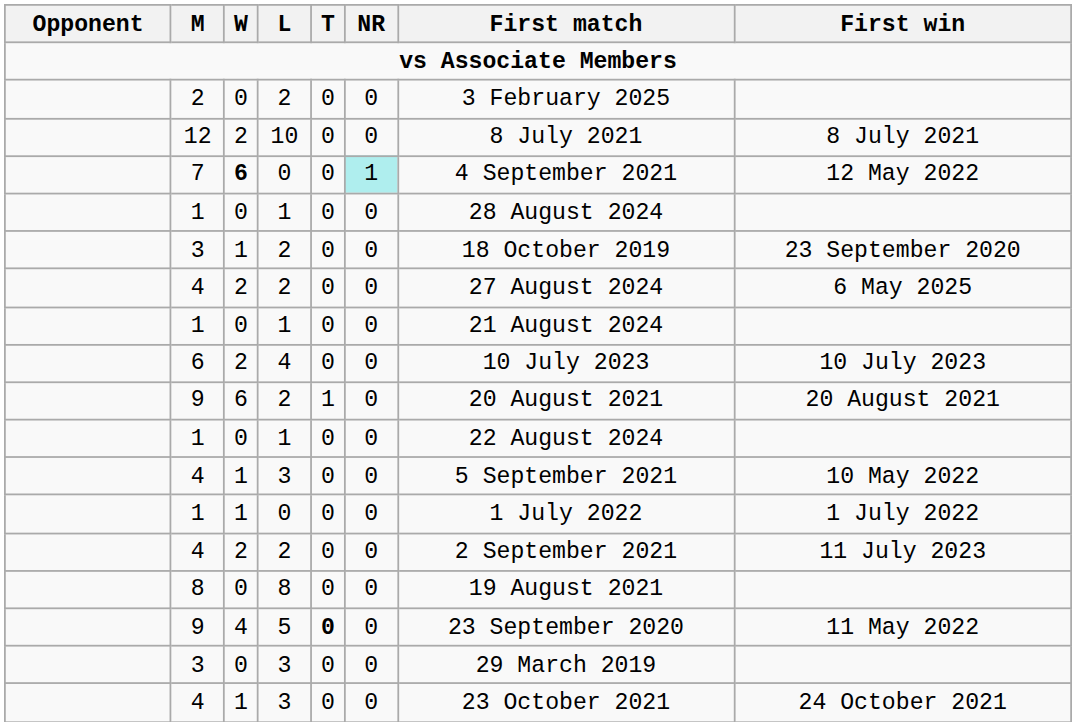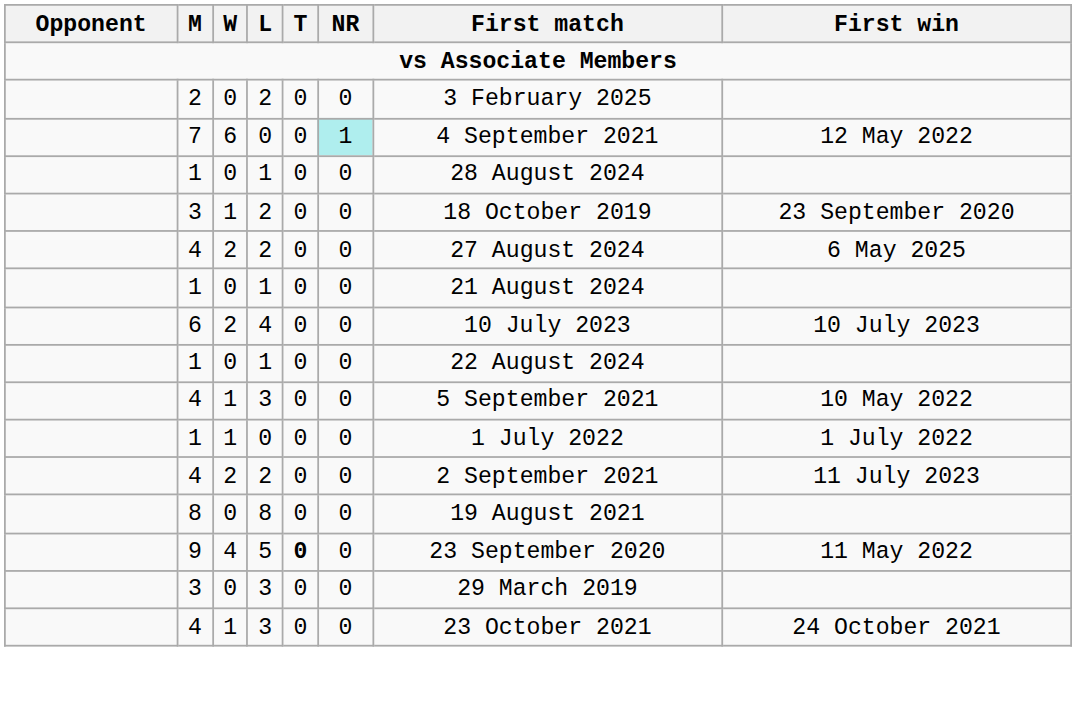- row: (198, 137)
(241, 175) bold -> (230, 137) normal
- row: (198, 401)
